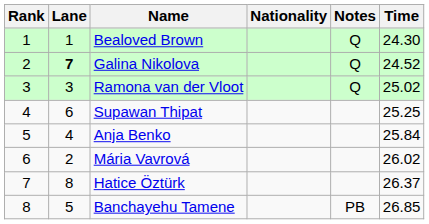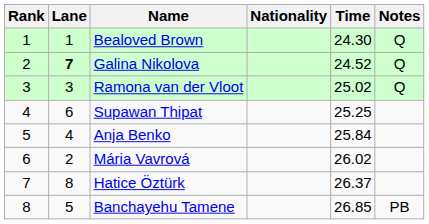columns swapped: (402, 16) <-> (355, 16)
